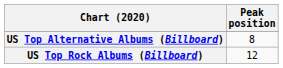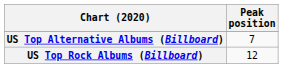(252, 39) 8 -> (252, 39) 7
